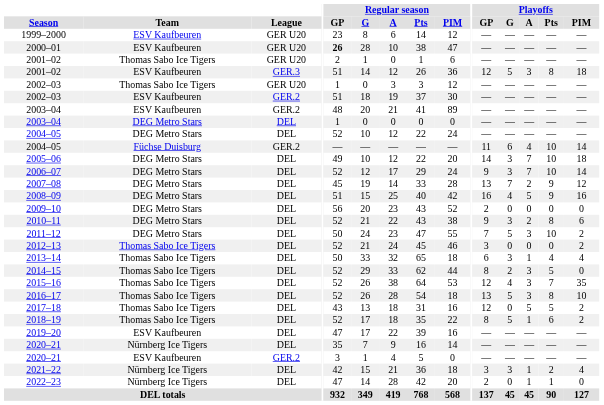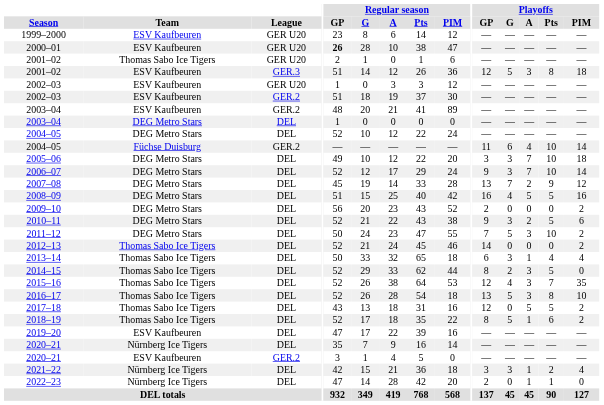(167, 84) Thomas Sabo Ice Tigers -> (167, 84) ESV Kaufbeuren
(486, 159) 14 -> (486, 159) 3
(551, 196) 9 -> (551, 196) 5
(581, 208) 0 -> (581, 208) 2
(551, 221) 8 -> (551, 221) 5
(486, 245) 3 -> (486, 245) 14
